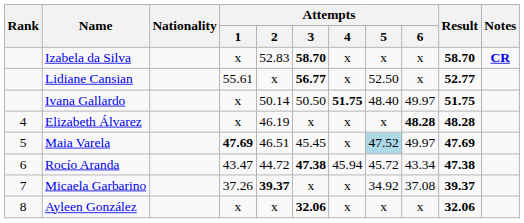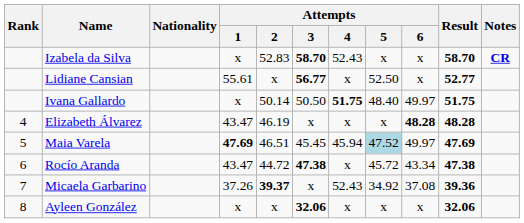(347, 57) x -> (347, 57) 52.43
(238, 121) x -> (238, 121) 43.47
(347, 143) x -> (347, 143) 45.94
(347, 164) 45.94 -> (347, 164) x
(347, 185) x -> (347, 185) 52.43
(460, 185) 39.37 -> (460, 185) 39.36
